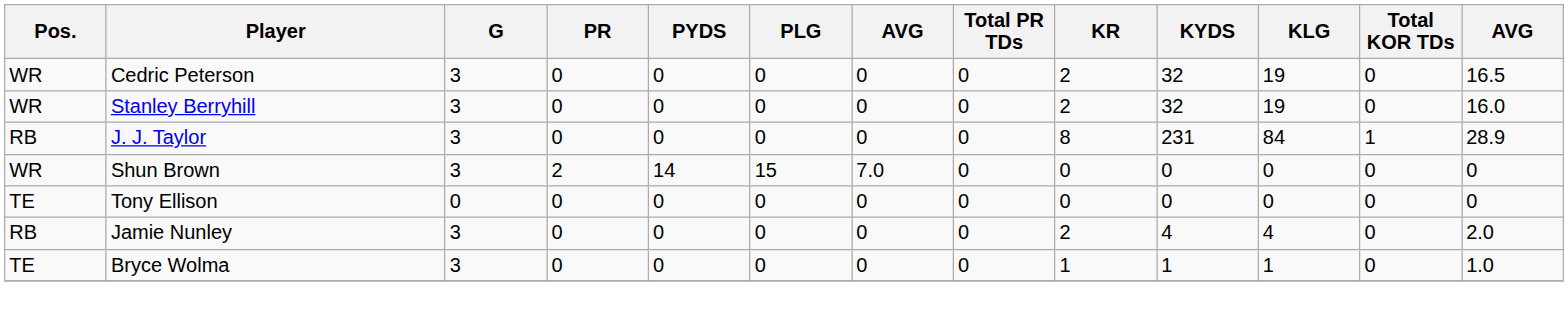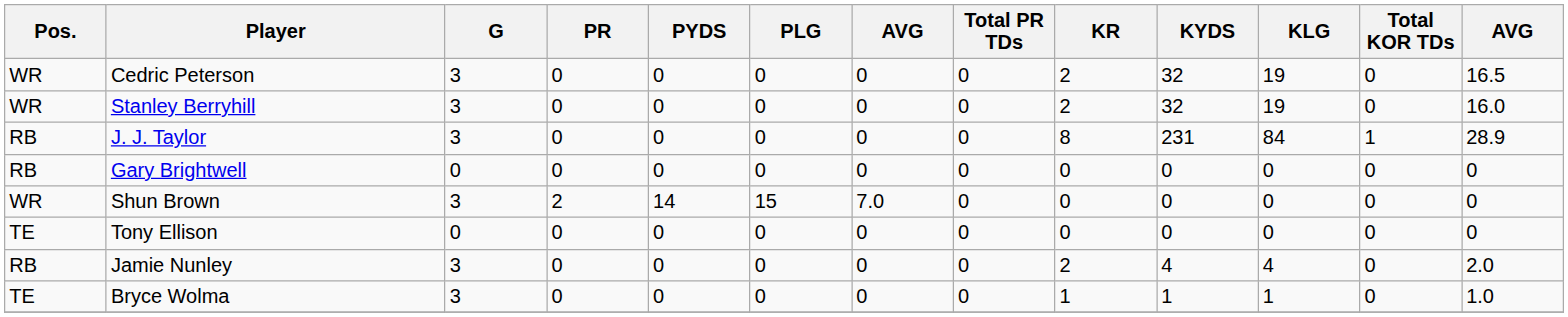+ row: (179, 169)
